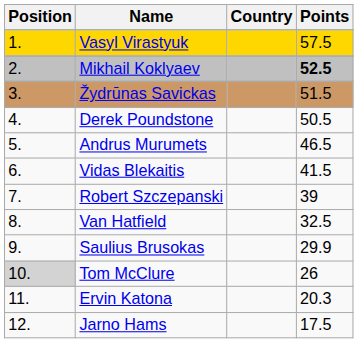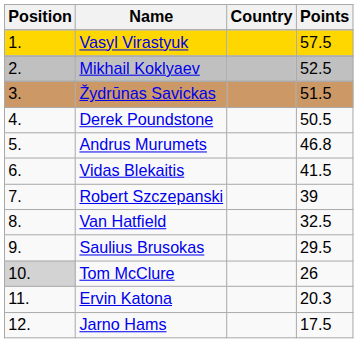(316, 68) bold -> (316, 68) normal
(316, 145) 46.5 -> (316, 145) 46.8
(316, 247) 29.9 -> (316, 247) 29.5
